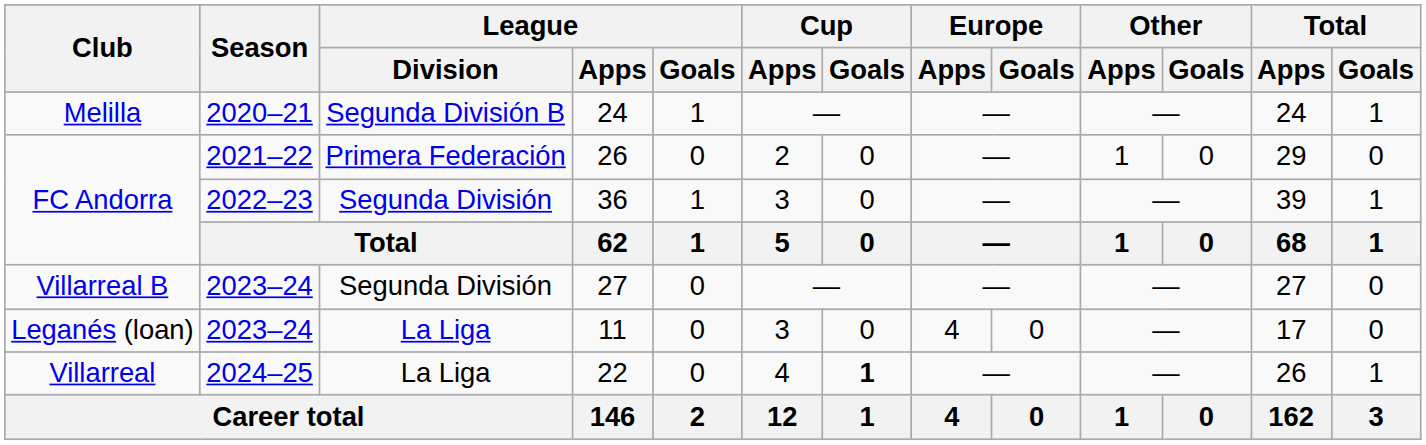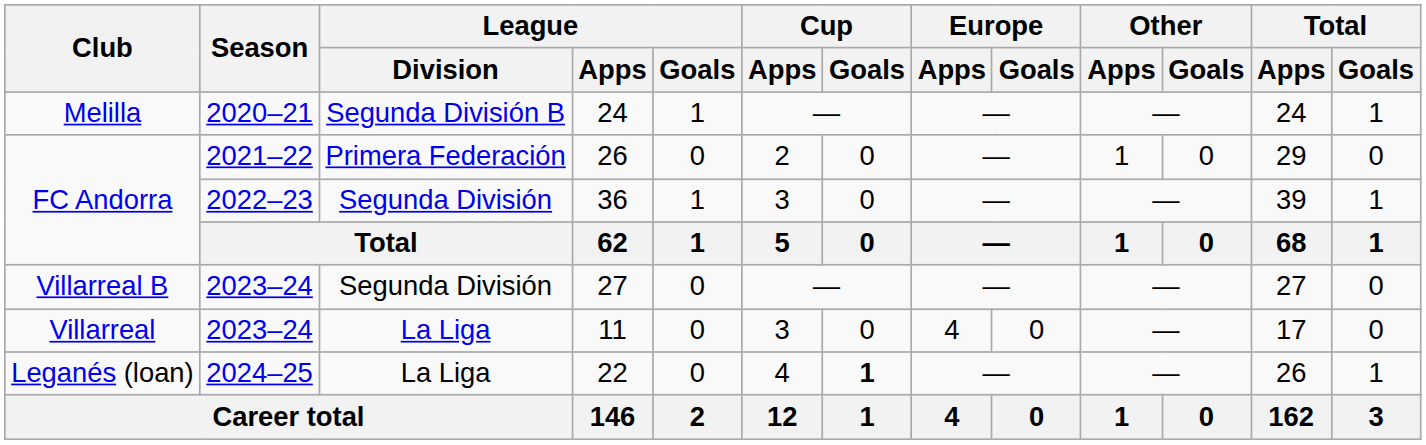(102, 329) Leganés (loan) -> (102, 329) Villarreal
(102, 373) Villarreal -> (102, 373) Leganés (loan)
